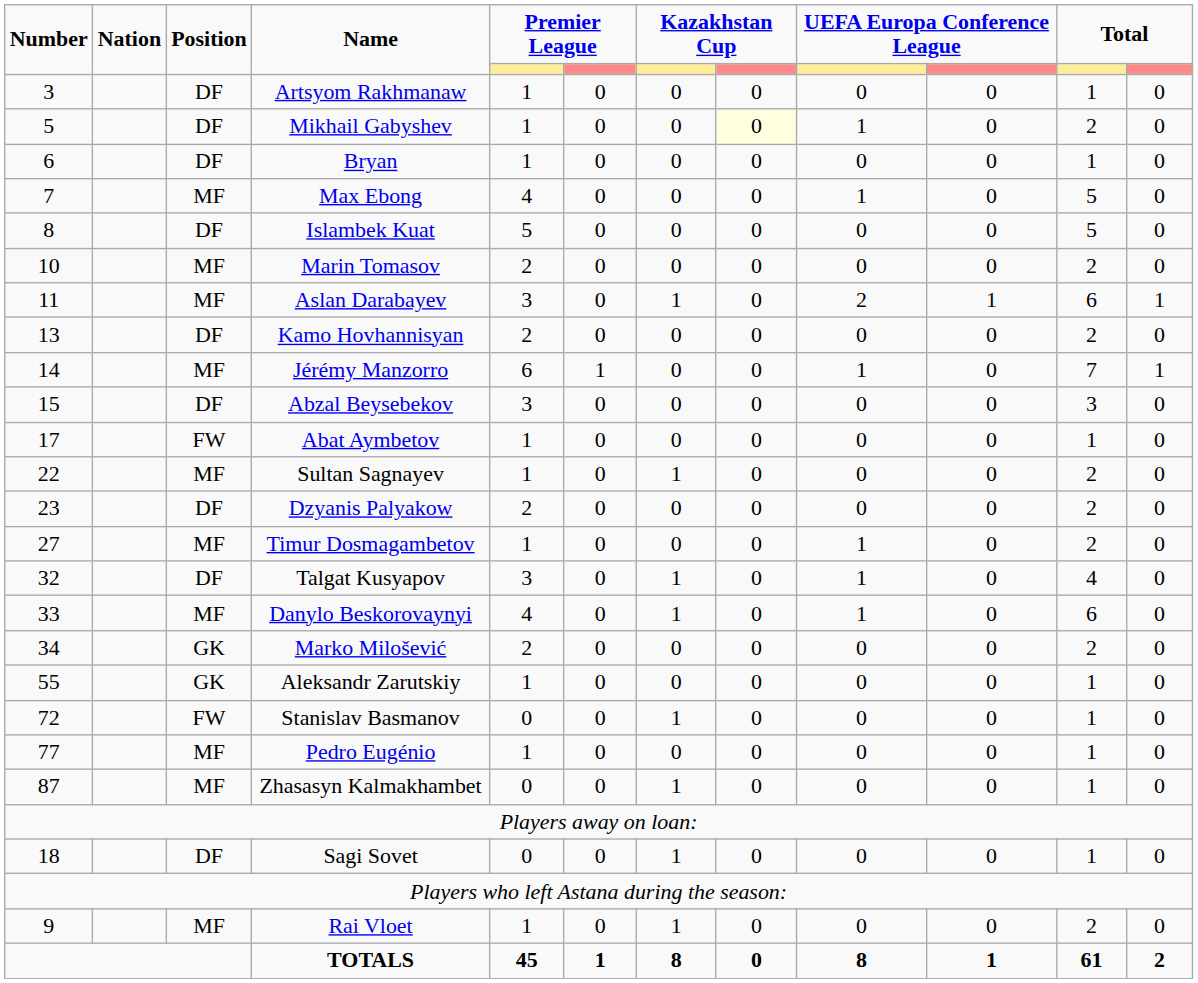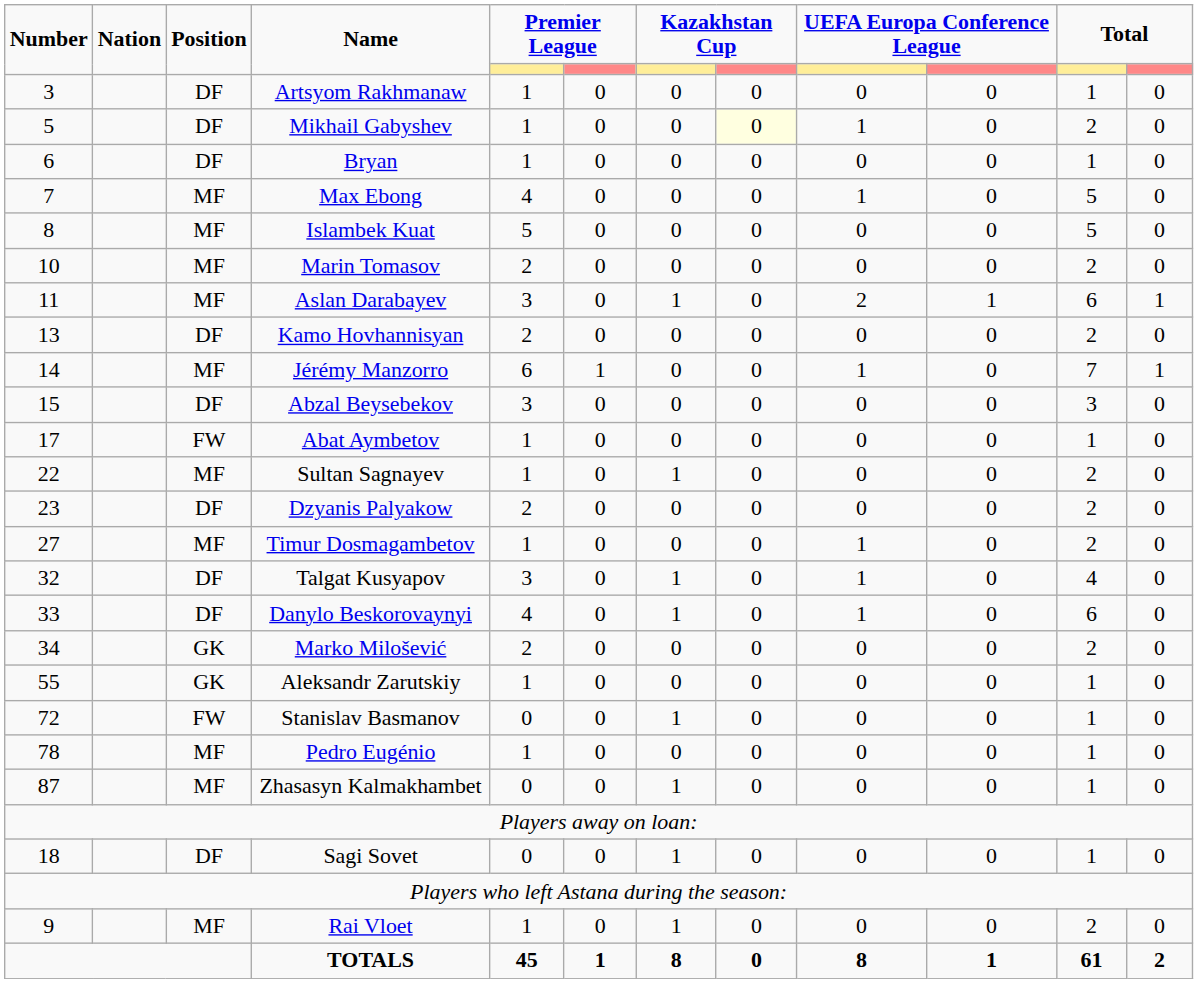(209, 230) DF -> (209, 230) MF
(209, 612) MF -> (209, 612) DF
(49, 751) 77 -> (49, 751) 78
